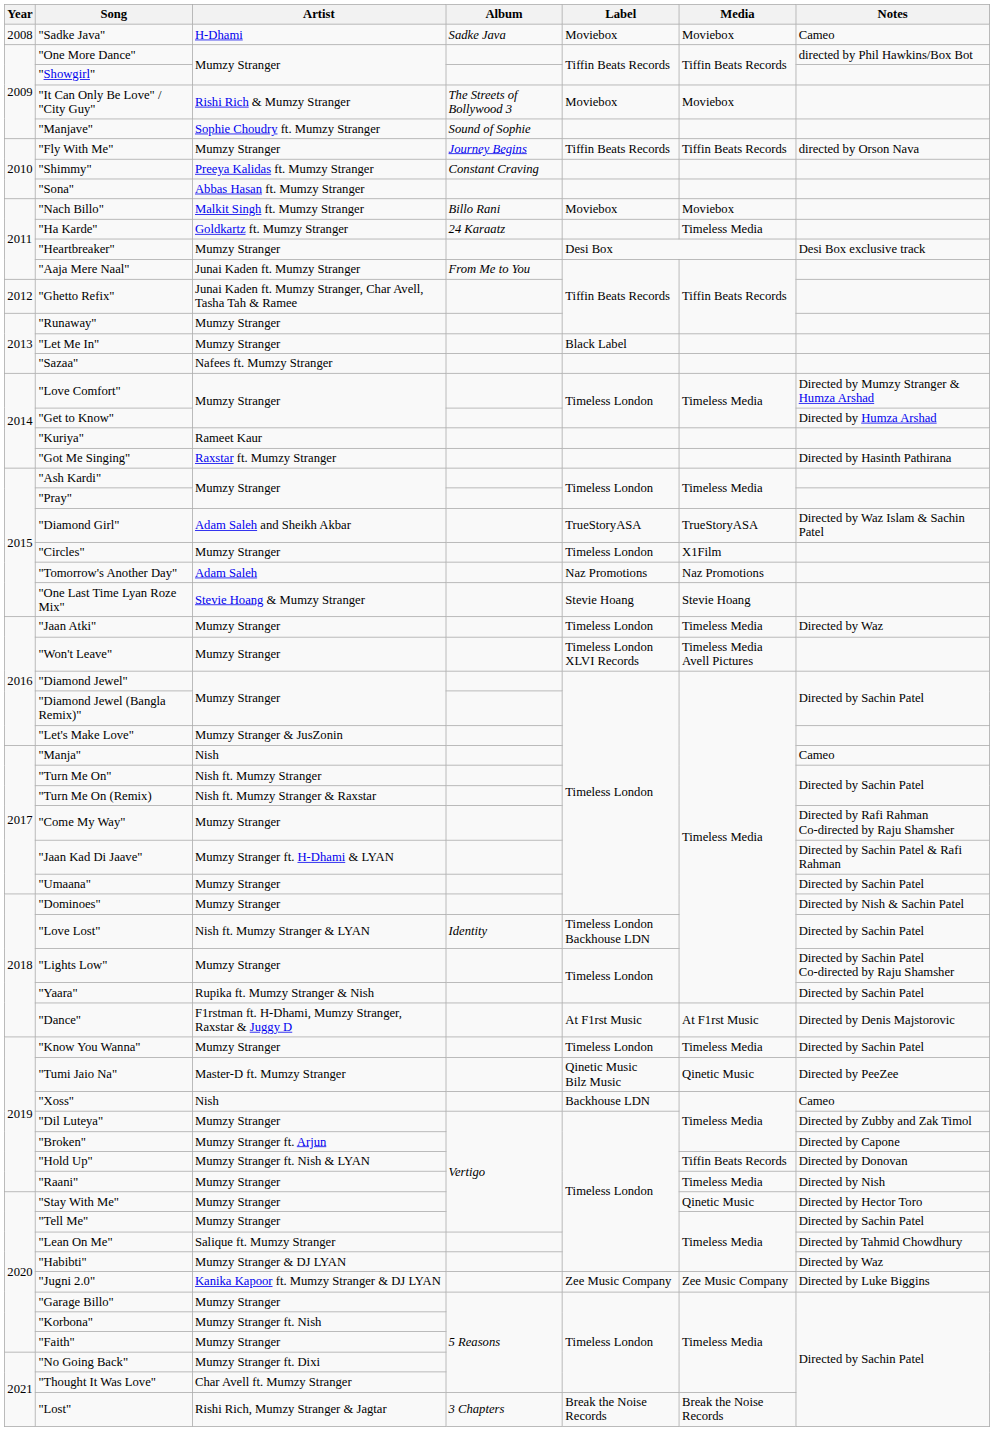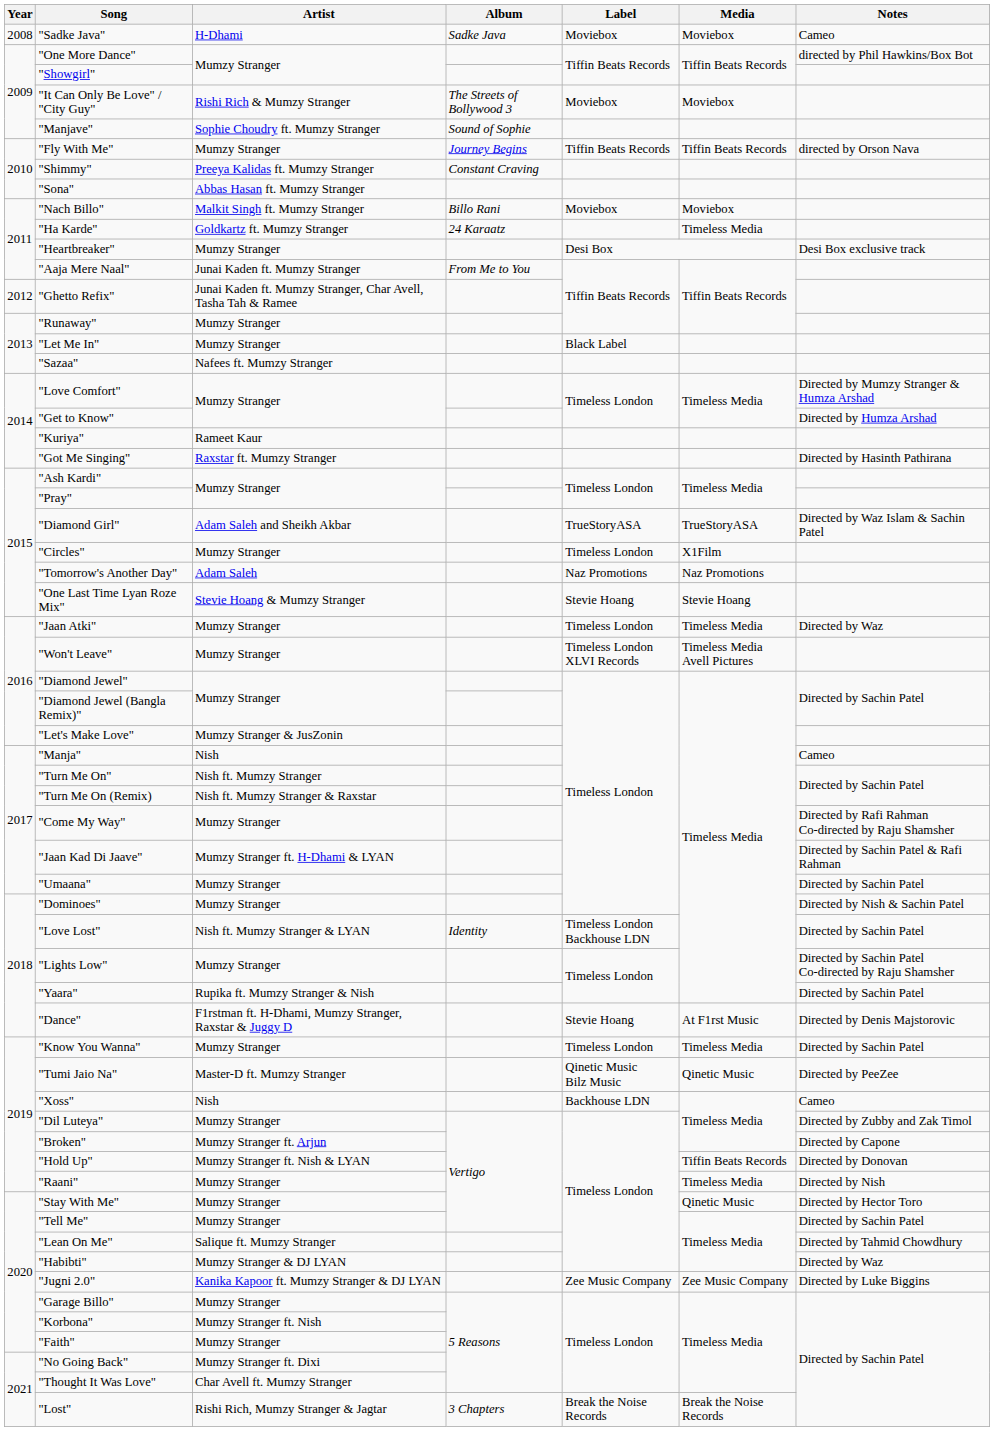(604, 1019) At F1rst Music -> (600, 1019) Stevie Hoang
